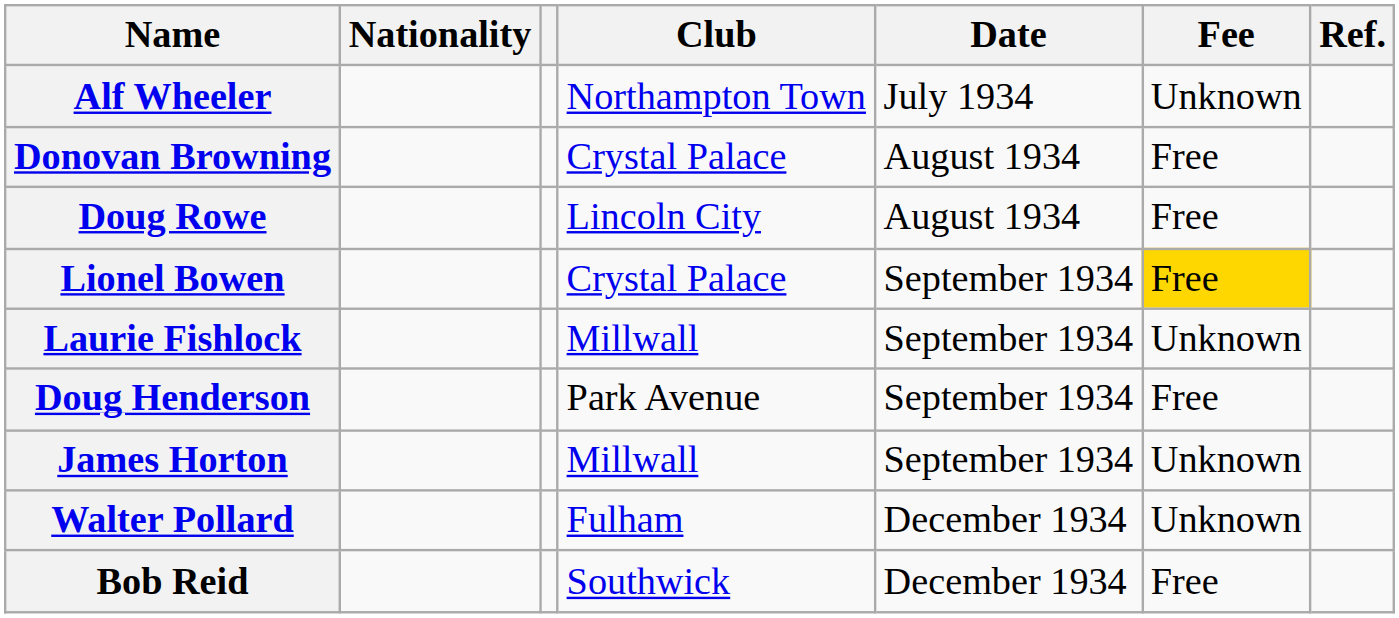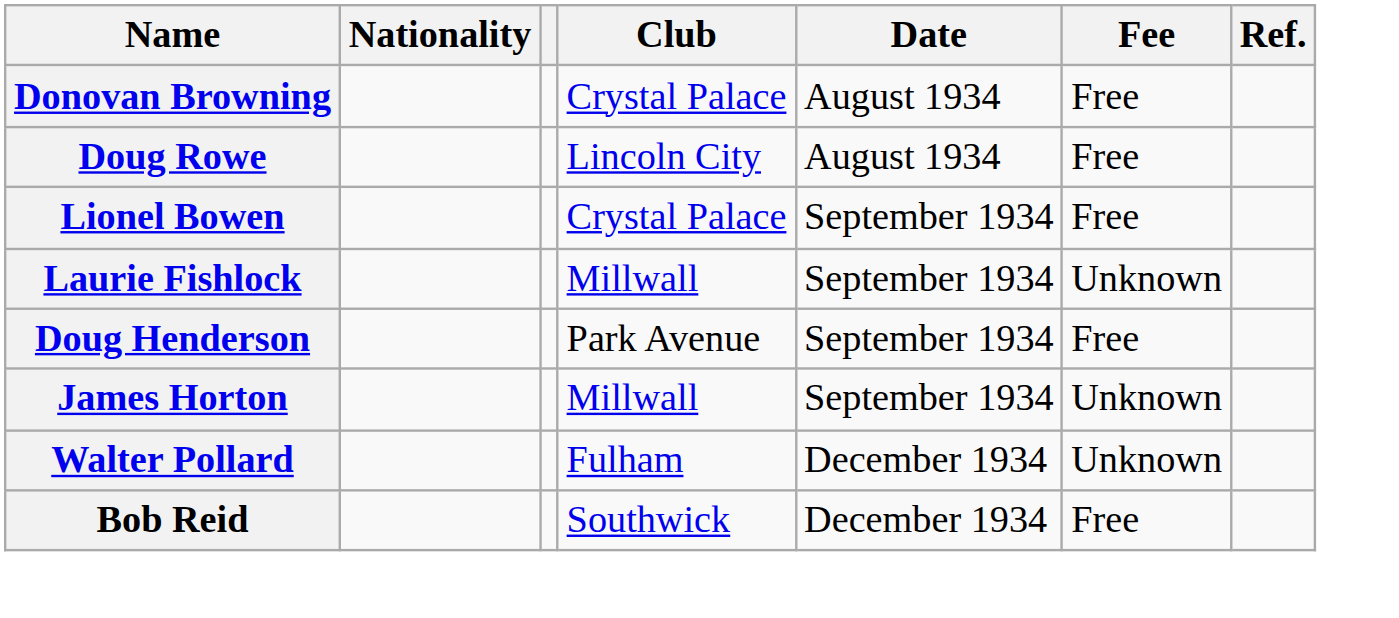- row: (173, 95)
(1185, 277) gold background -> (1105, 216) no background
